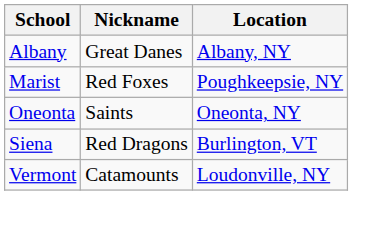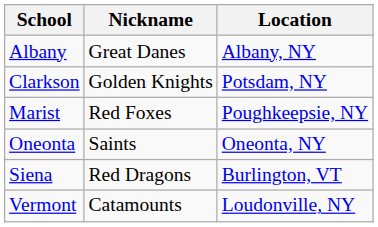+ row: (44, 81)
